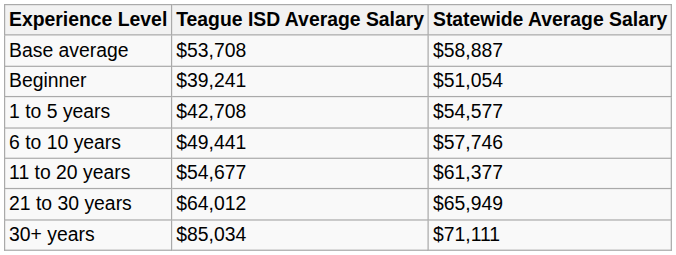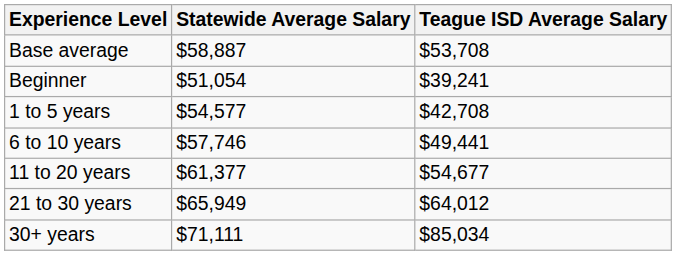columns swapped: (300, 19) <-> (550, 19)
